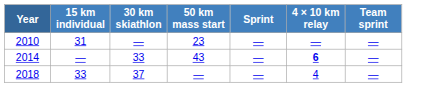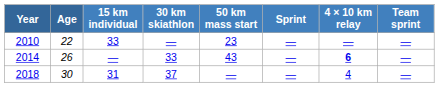+ column: (67, 19)
(80, 41) 31 -> (113, 41) 33
(80, 74) 33 -> (113, 74) 31
